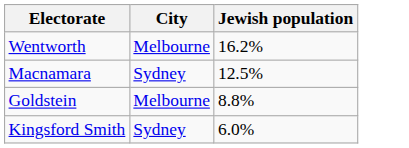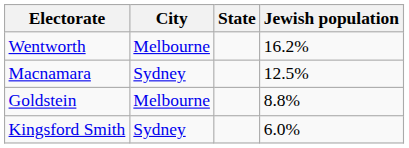+ column: (237, 18)
